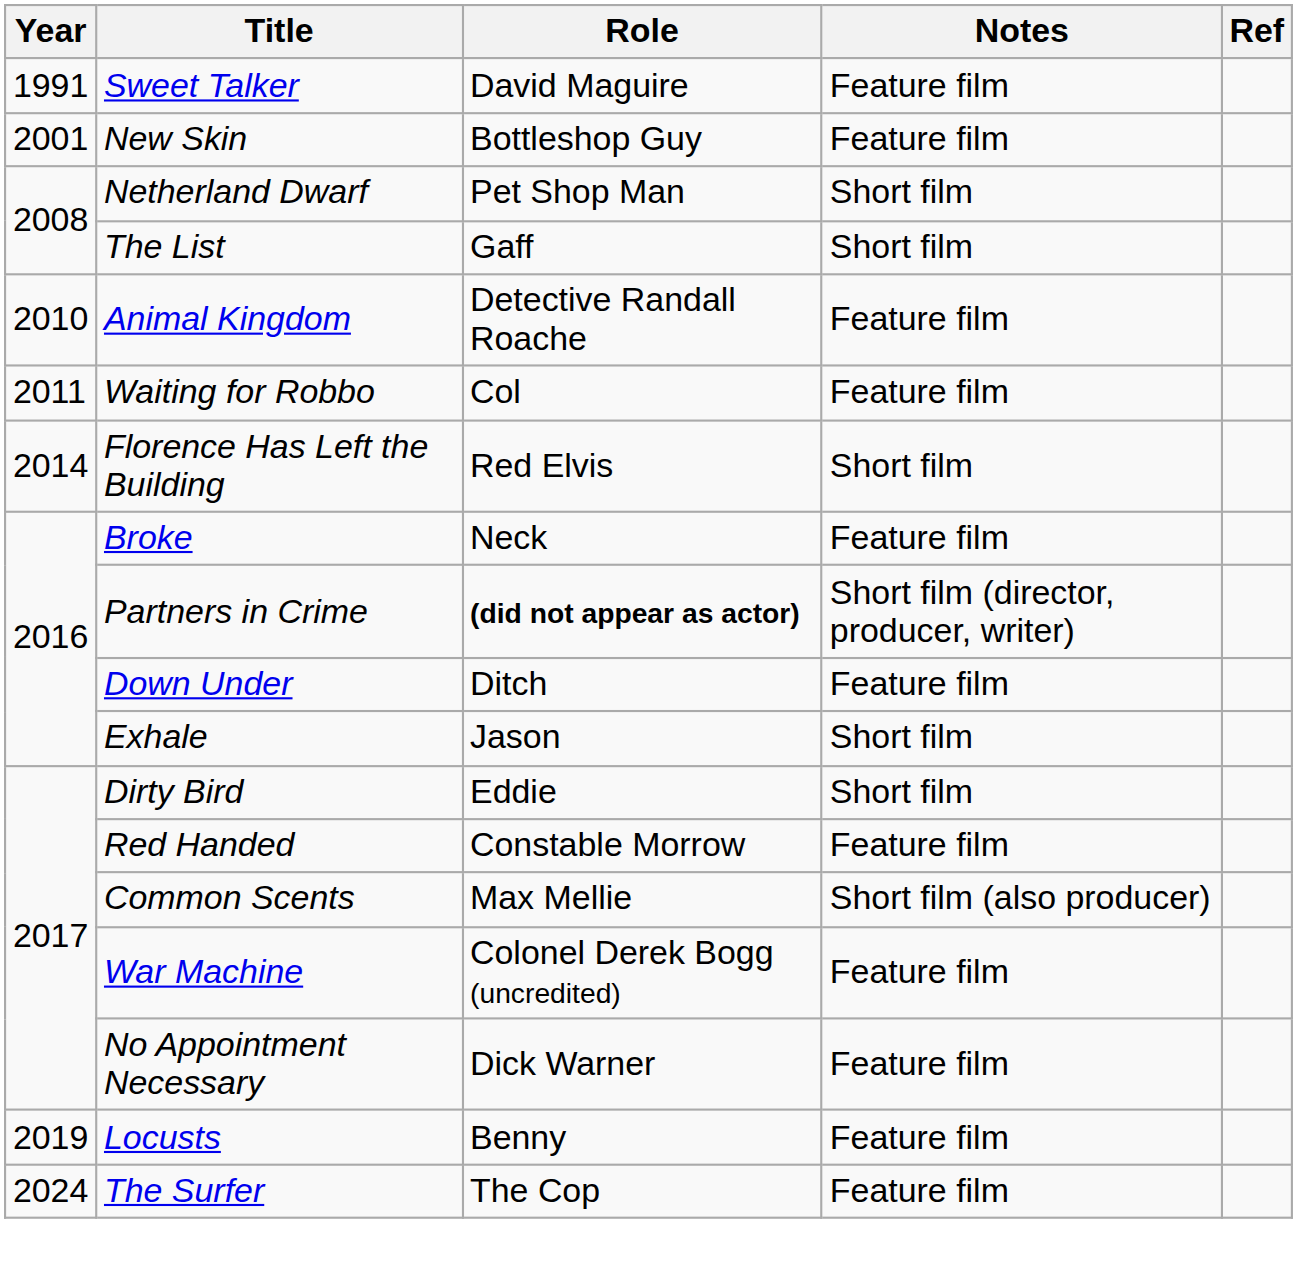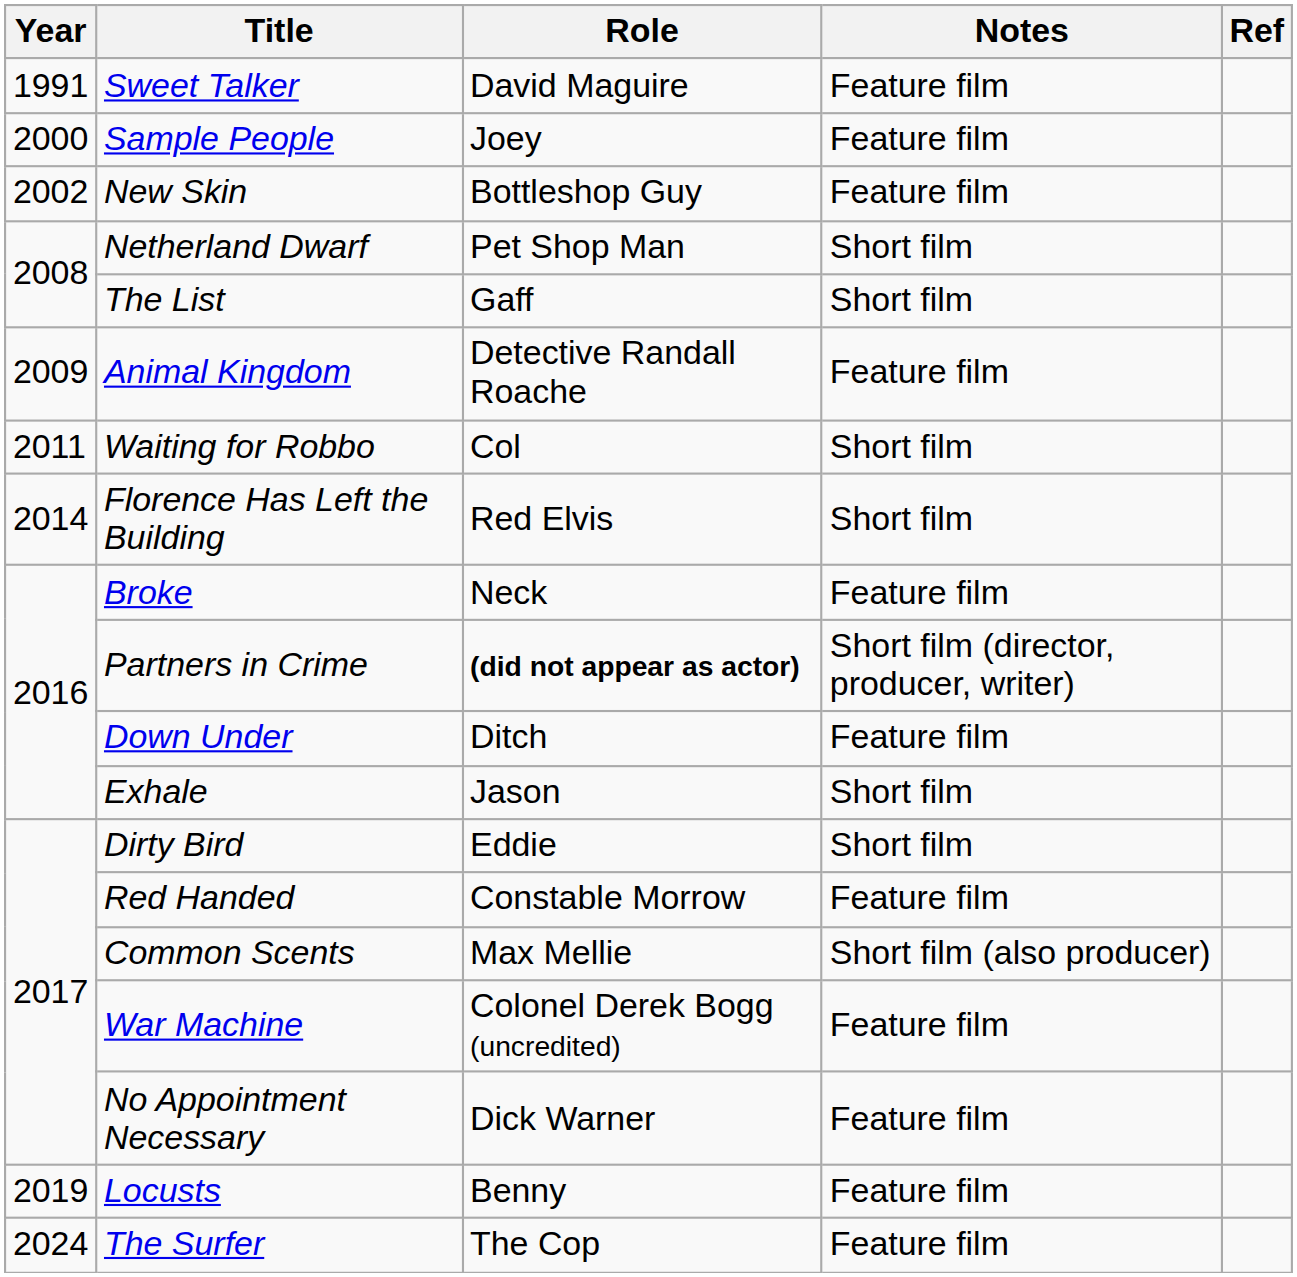+ row: (219, 138)
(51, 138) 2001 -> (51, 192) 2002
(51, 319) 2010 -> (51, 373) 2009
(919, 392) Feature film -> (901, 446) Short film
